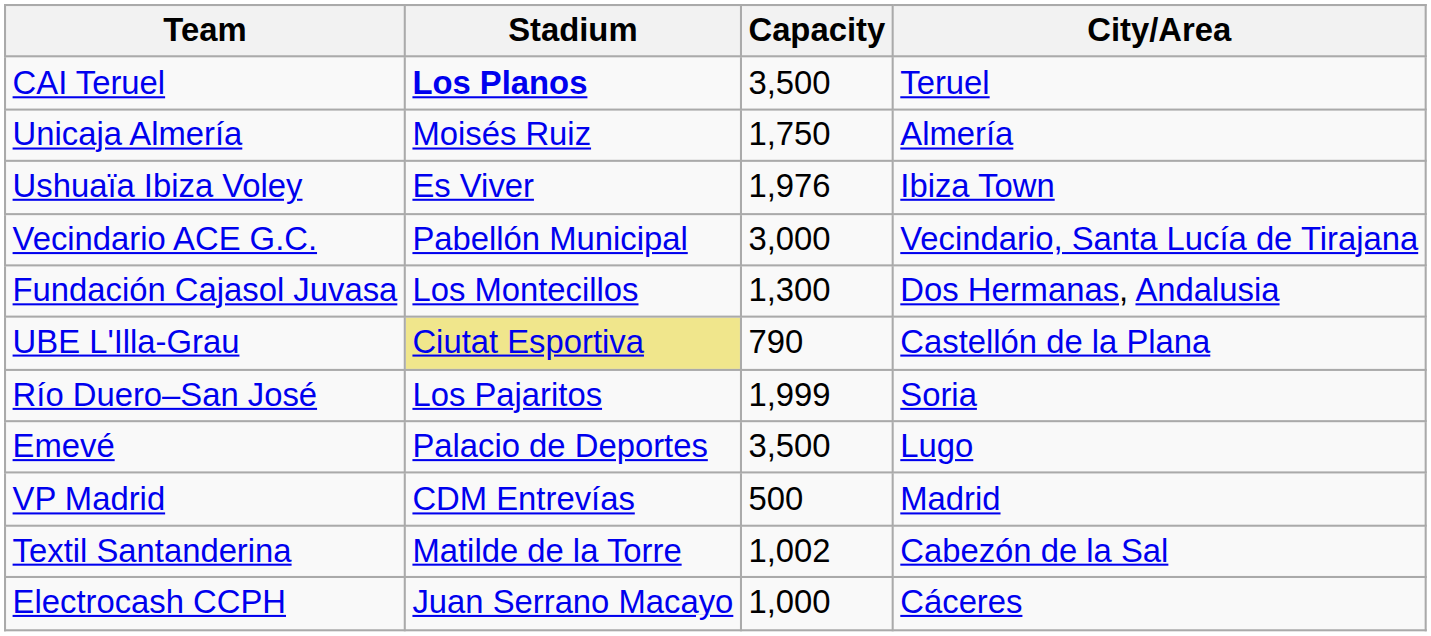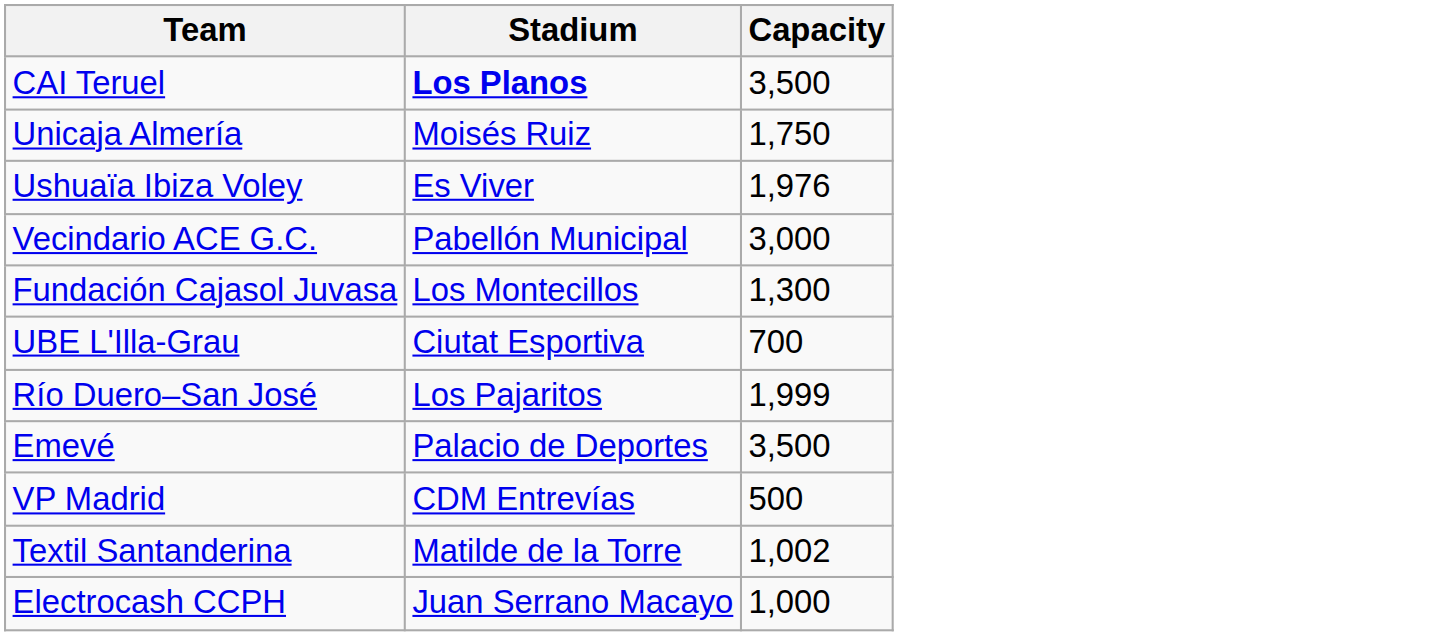- column: (1159, 30)
(528, 342) khaki background -> (528, 342) no background
(776, 342) 790 -> (776, 342) 700
